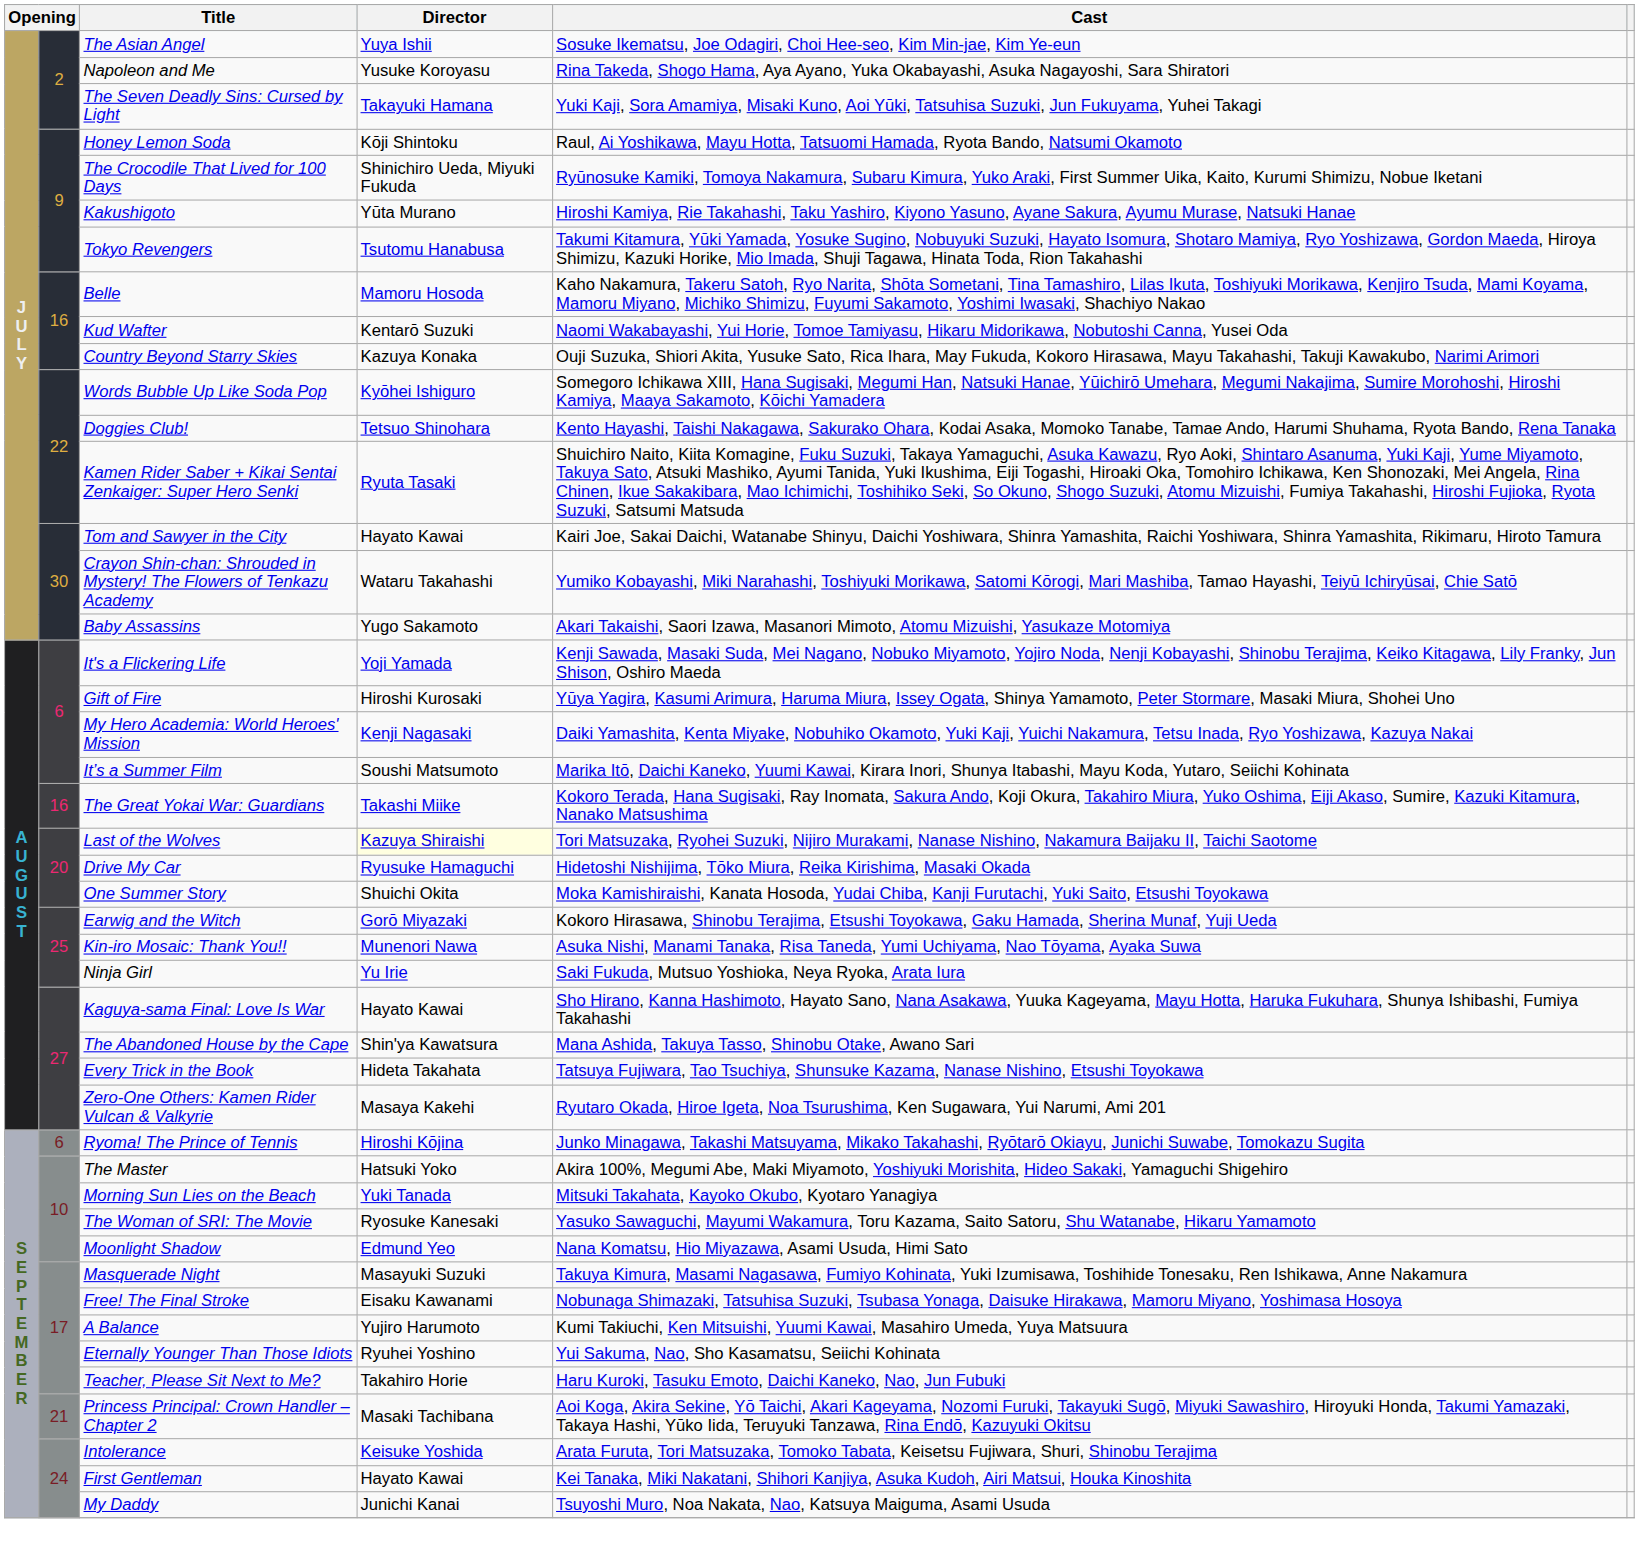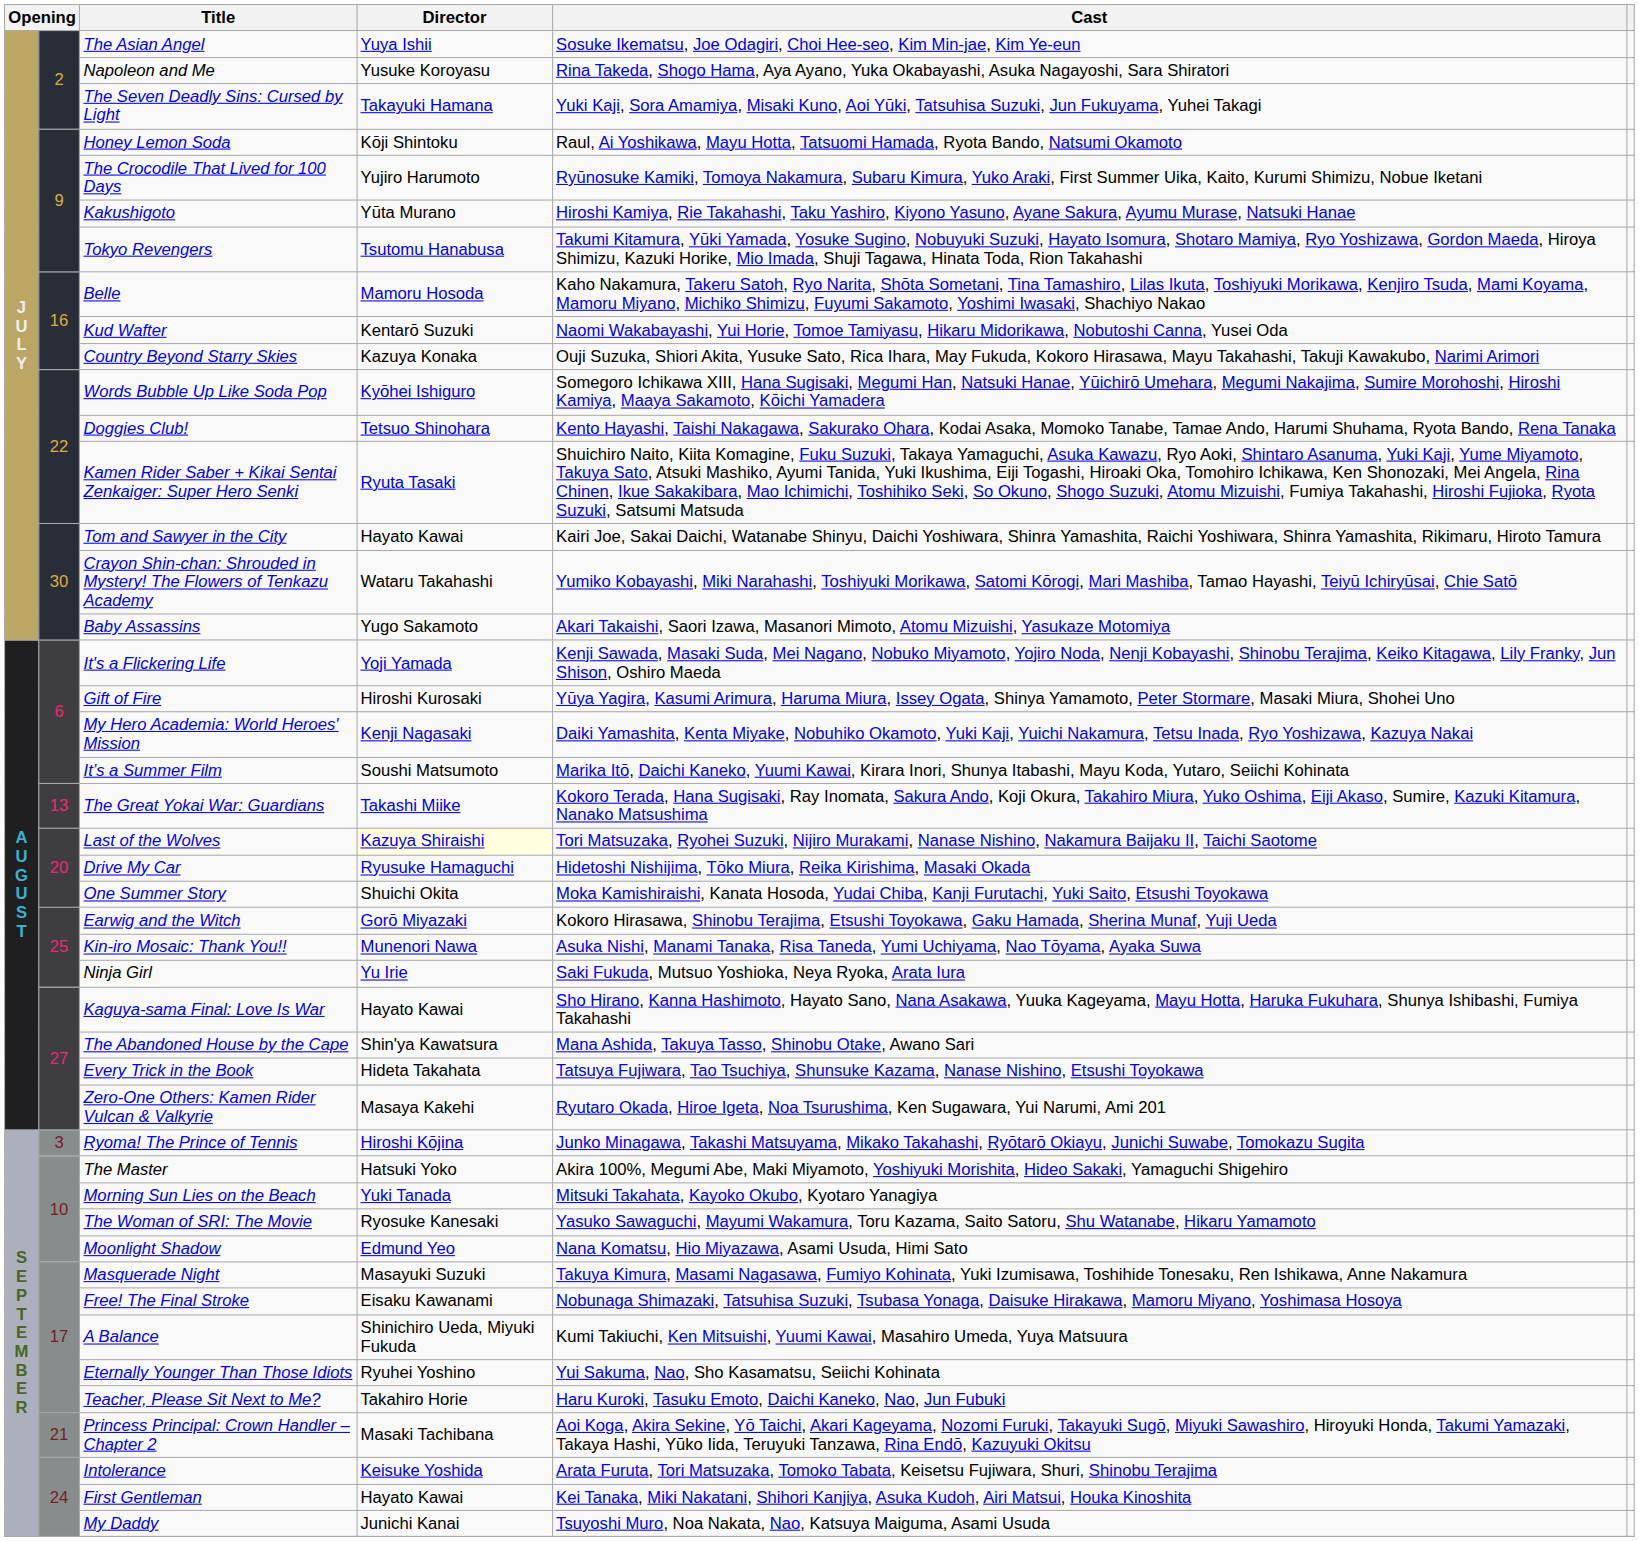(447, 177) Shinichiro Ueda, Miyuki Fukuda -> (420, 177) Yujiro Harumoto
(59, 805) 16 -> (59, 805) 13
(59, 1142) 6 -> (59, 1142) 3
(420, 1327) Yujiro Harumoto -> (447, 1337) Shinichiro Ueda, Miyuki Fukuda
